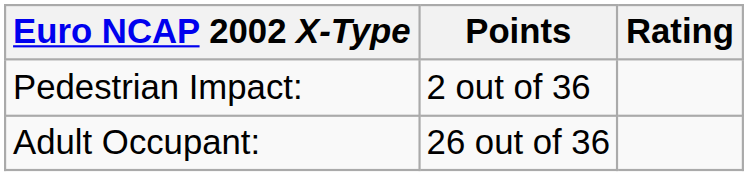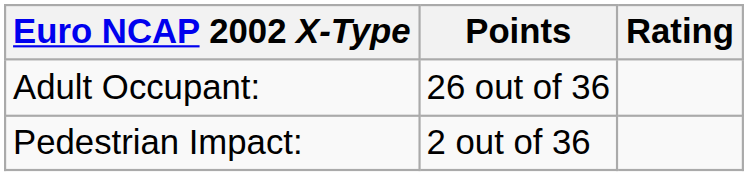rows swapped: (137, 142) <-> (158, 87)
